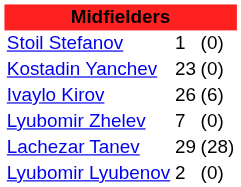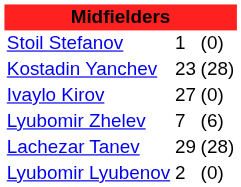(212, 69) (0) -> (217, 69) (28)
(185, 95) 26 -> (185, 95) 27
(212, 95) (6) -> (212, 95) (0)
(212, 121) (0) -> (212, 121) (6)
